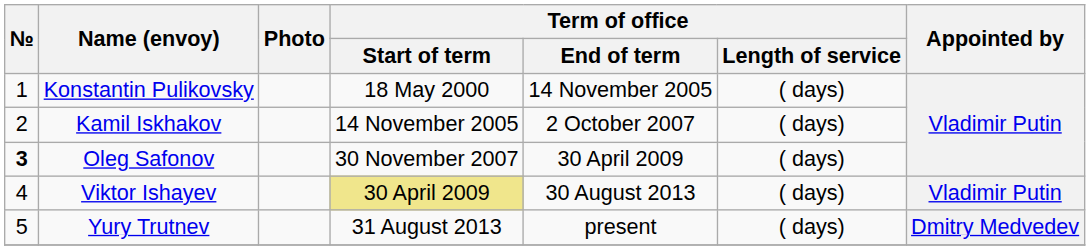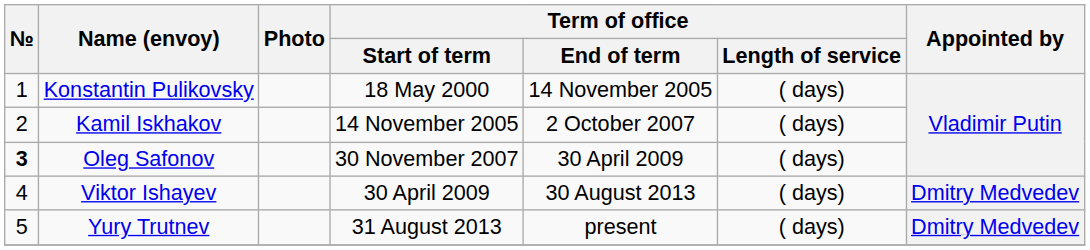(427, 192) khaki background -> (427, 192) no background
(995, 192) Vladimir Putin -> (995, 192) Dmitry Medvedev
